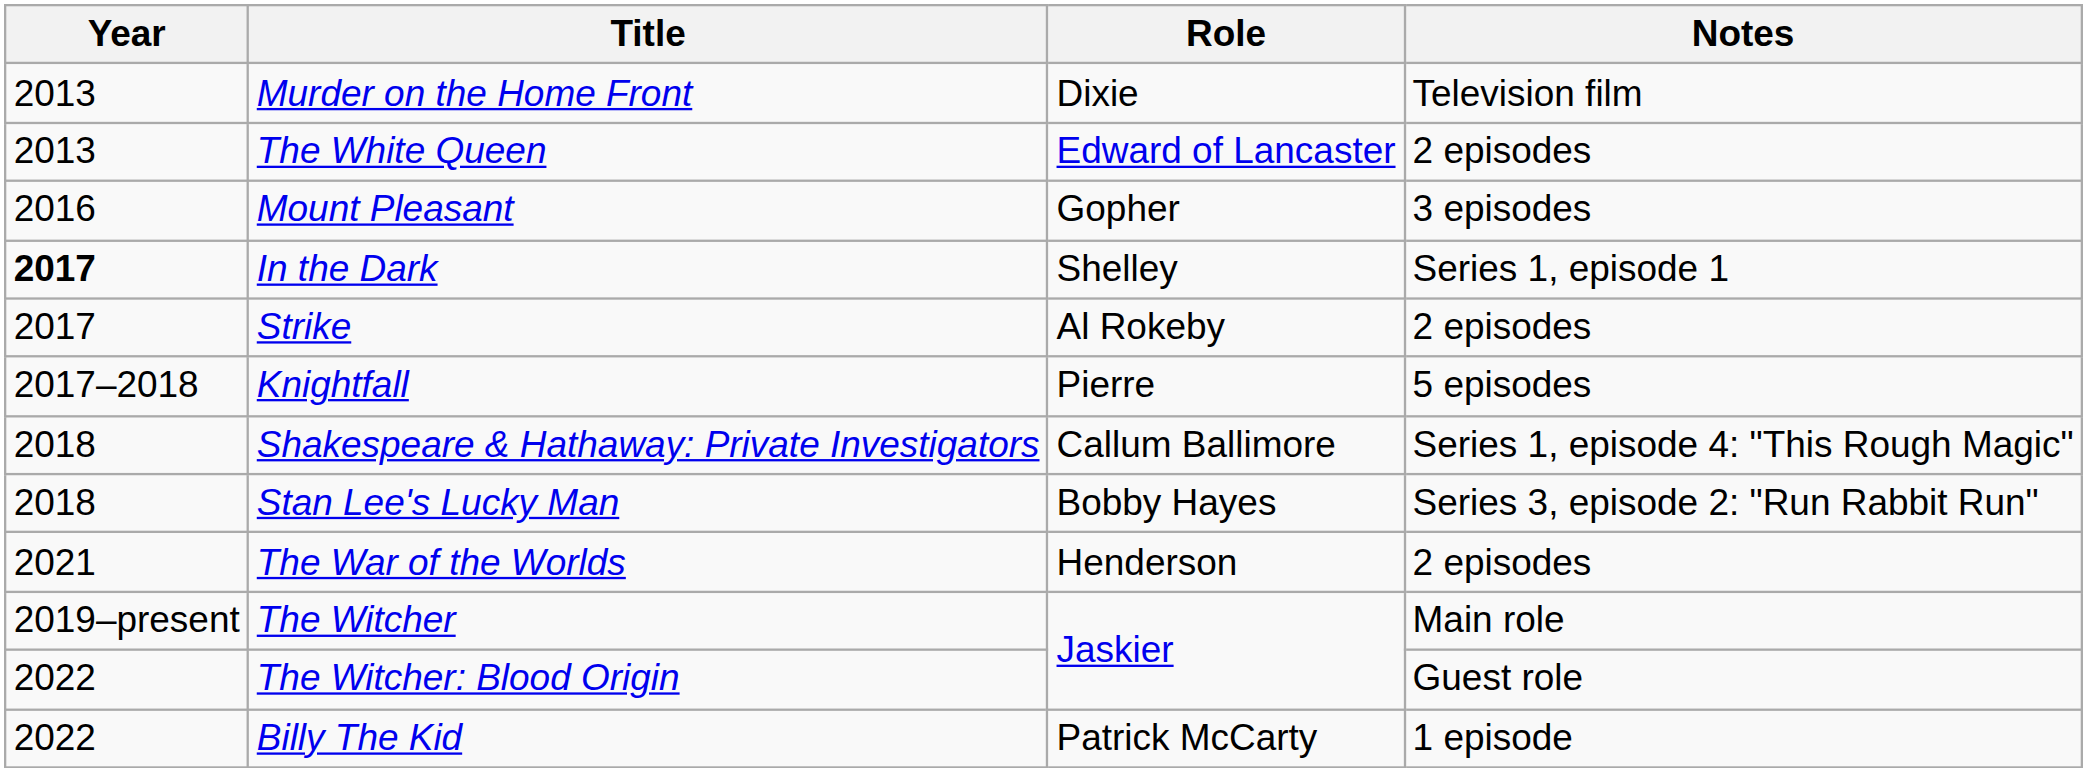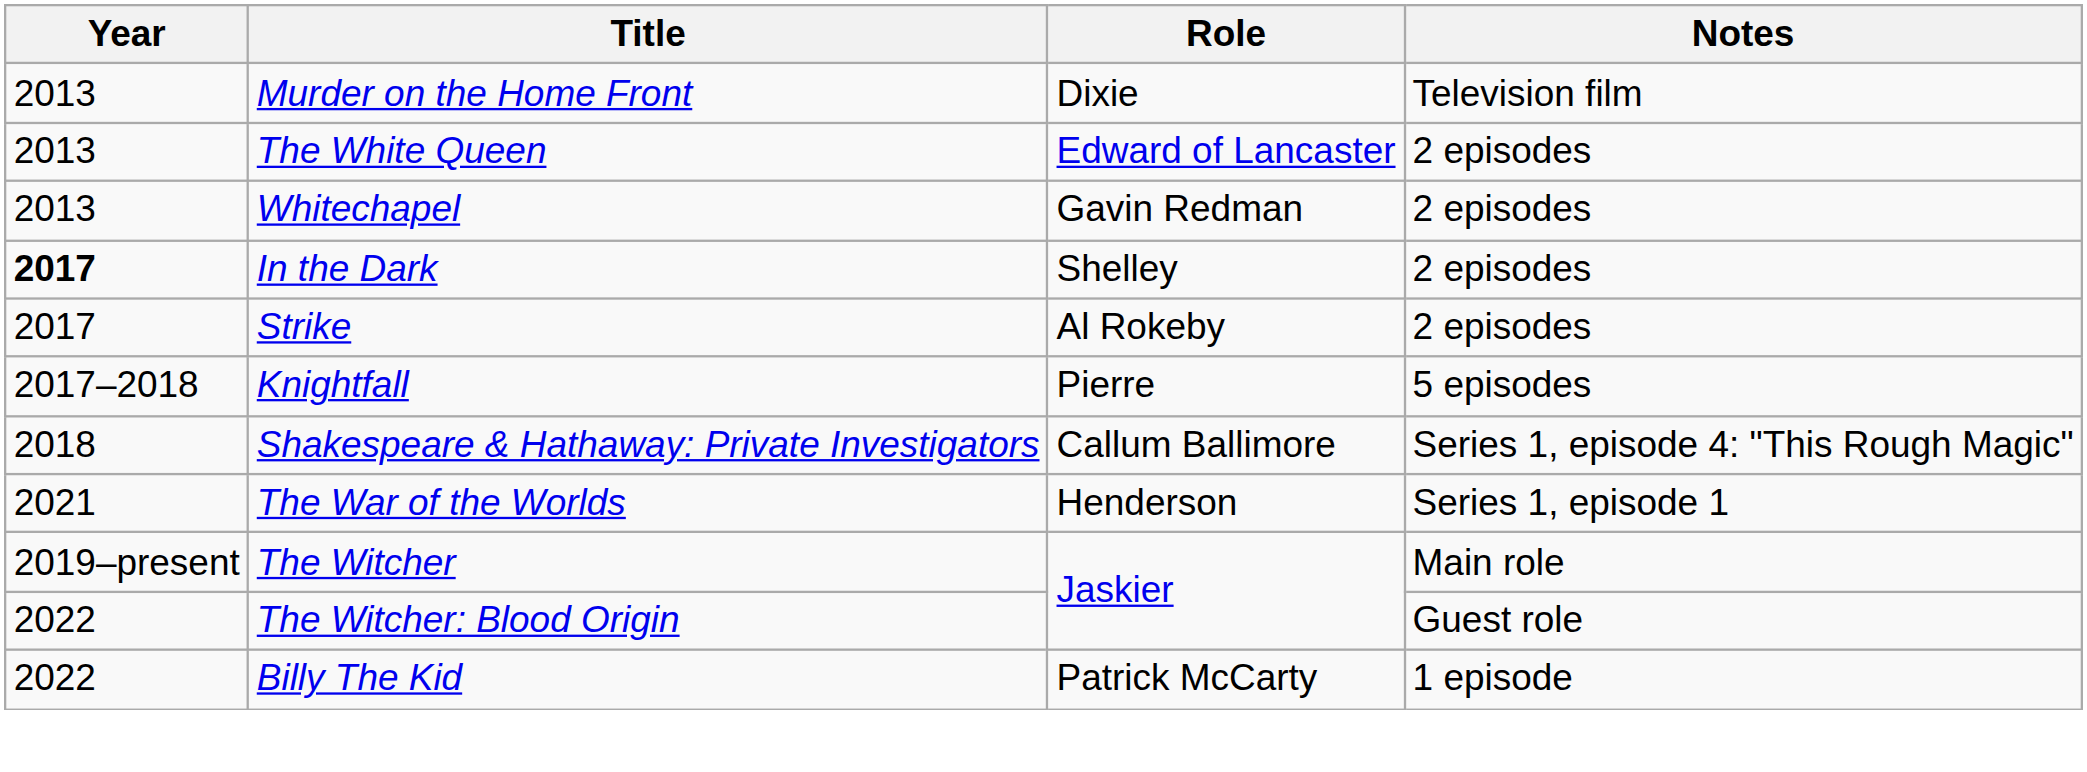+ row: (358, 209)
- row: (385, 209)
(1571, 268) Series 1, episode 1 -> (1502, 268) 2 episodes
- row: (438, 502)
(1502, 561) 2 episodes -> (1571, 502) Series 1, episode 1
